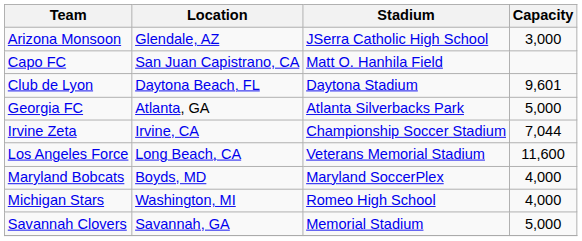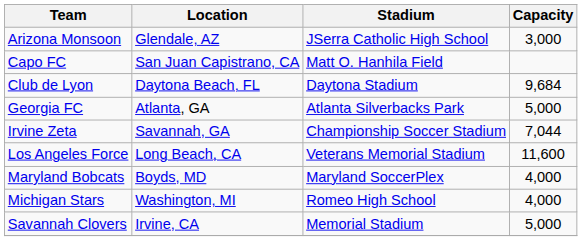(543, 85) 9,601 -> (543, 85) 9,684
(167, 131) Irvine, CA -> (182, 131) Savannah, GA
(182, 223) Savannah, GA -> (167, 223) Irvine, CA
